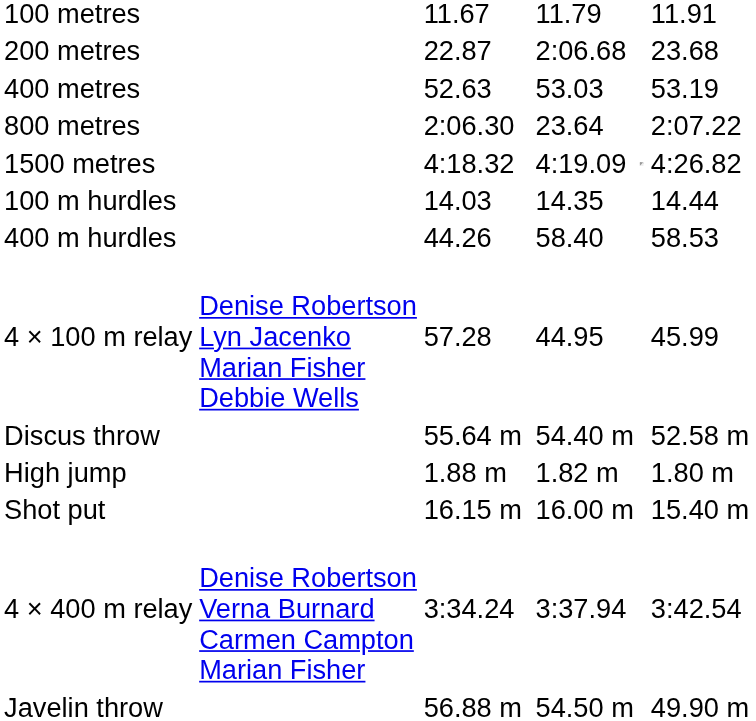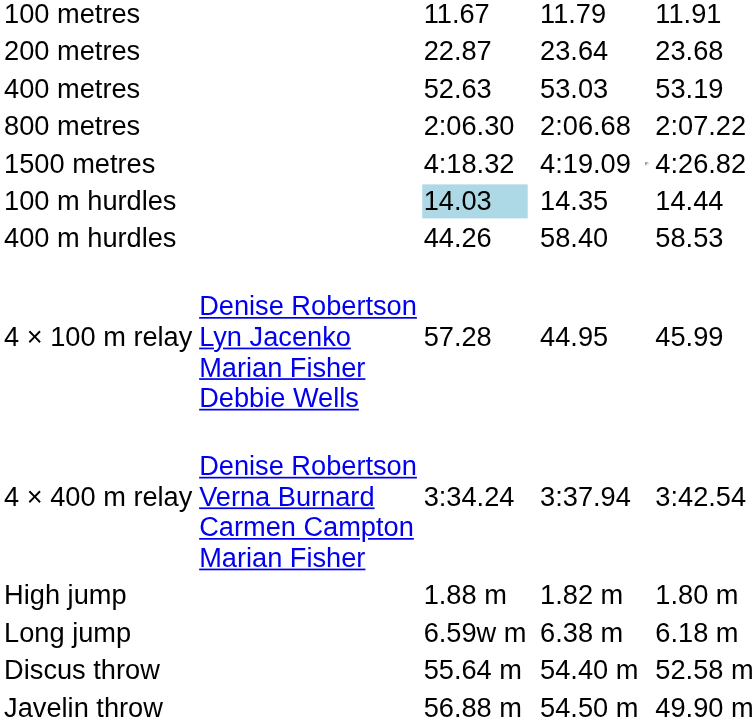(581, 51) 2:06.68 -> (574, 51) 23.64
(570, 126) 23.64 -> (585, 126) 2:06.68
(458, 201) no background -> (458, 201) lightblue background
rows swapped: (98, 609) <-> (82, 435)
+ row: (68, 632)
- row: (55, 510)
